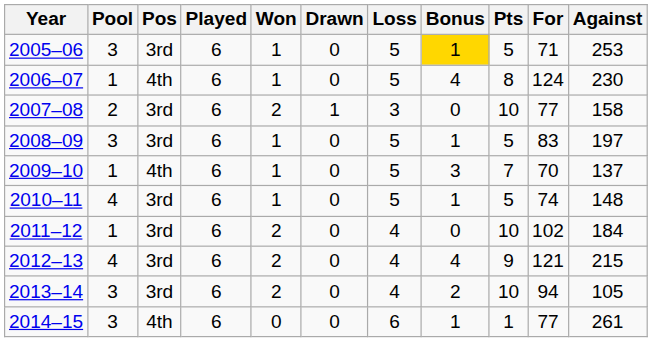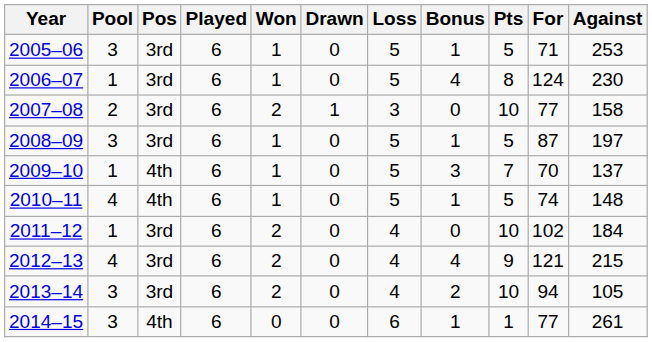(455, 49) gold background -> (455, 49) no background
(159, 79) 4th -> (159, 79) 3rd
(548, 140) 83 -> (548, 140) 87
(159, 200) 3rd -> (159, 200) 4th
